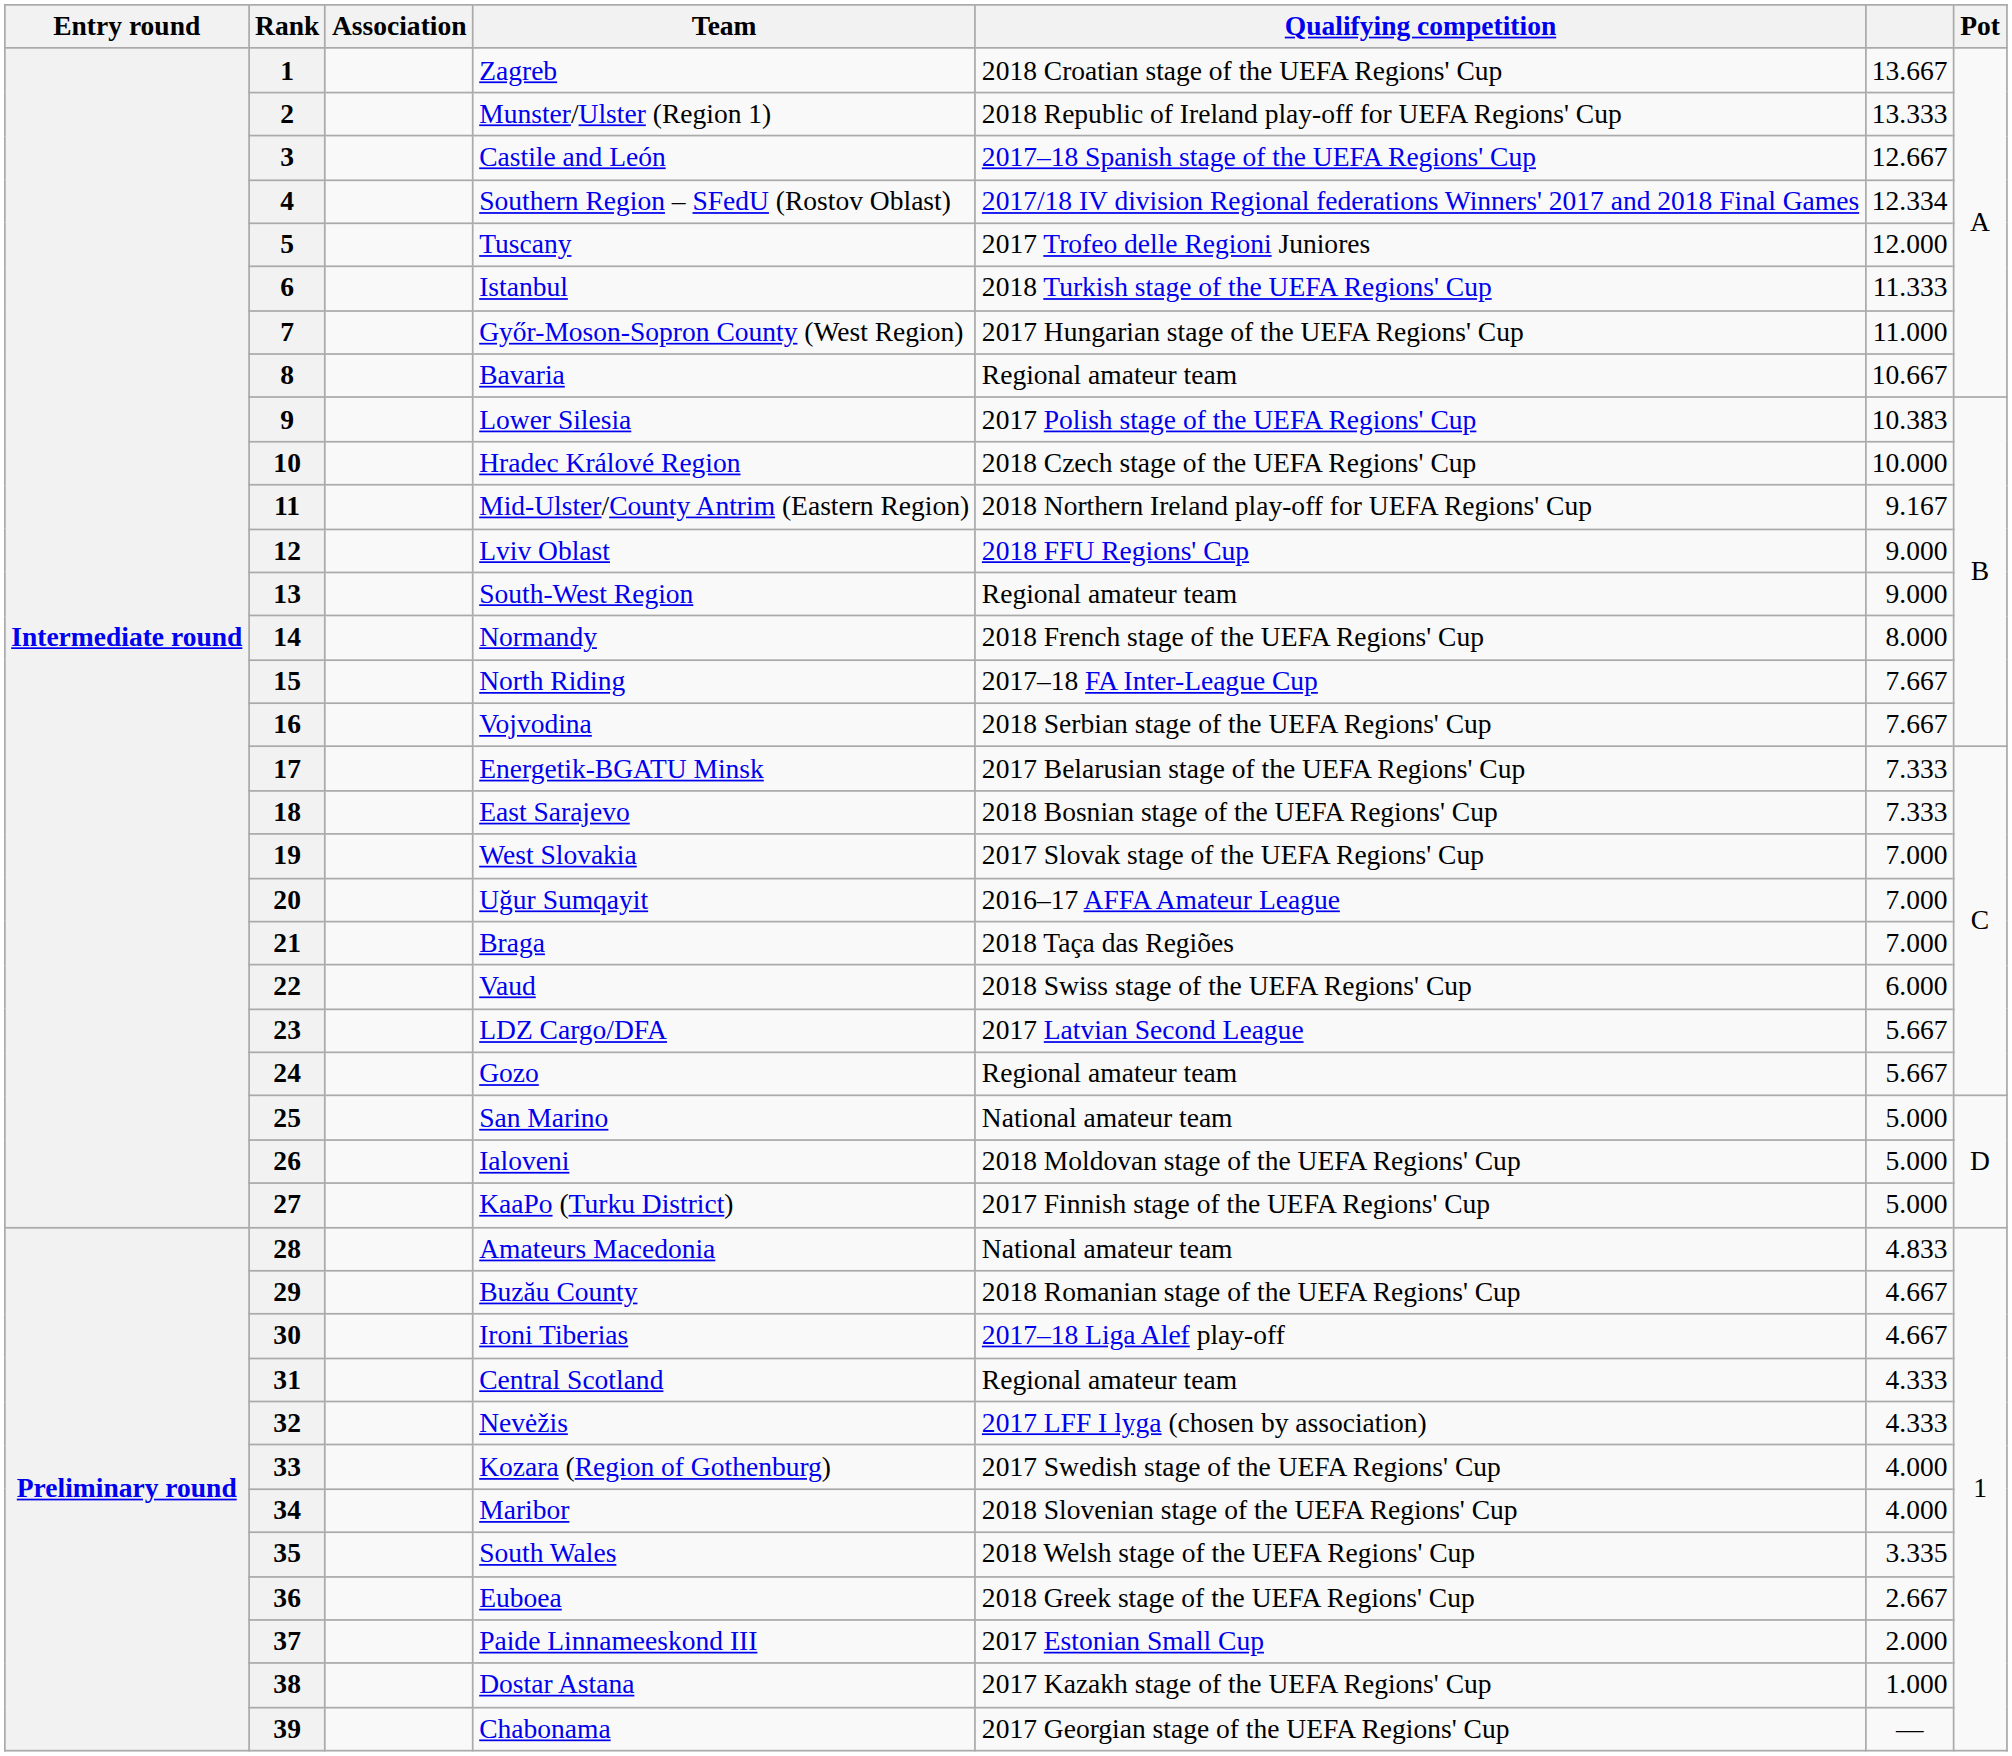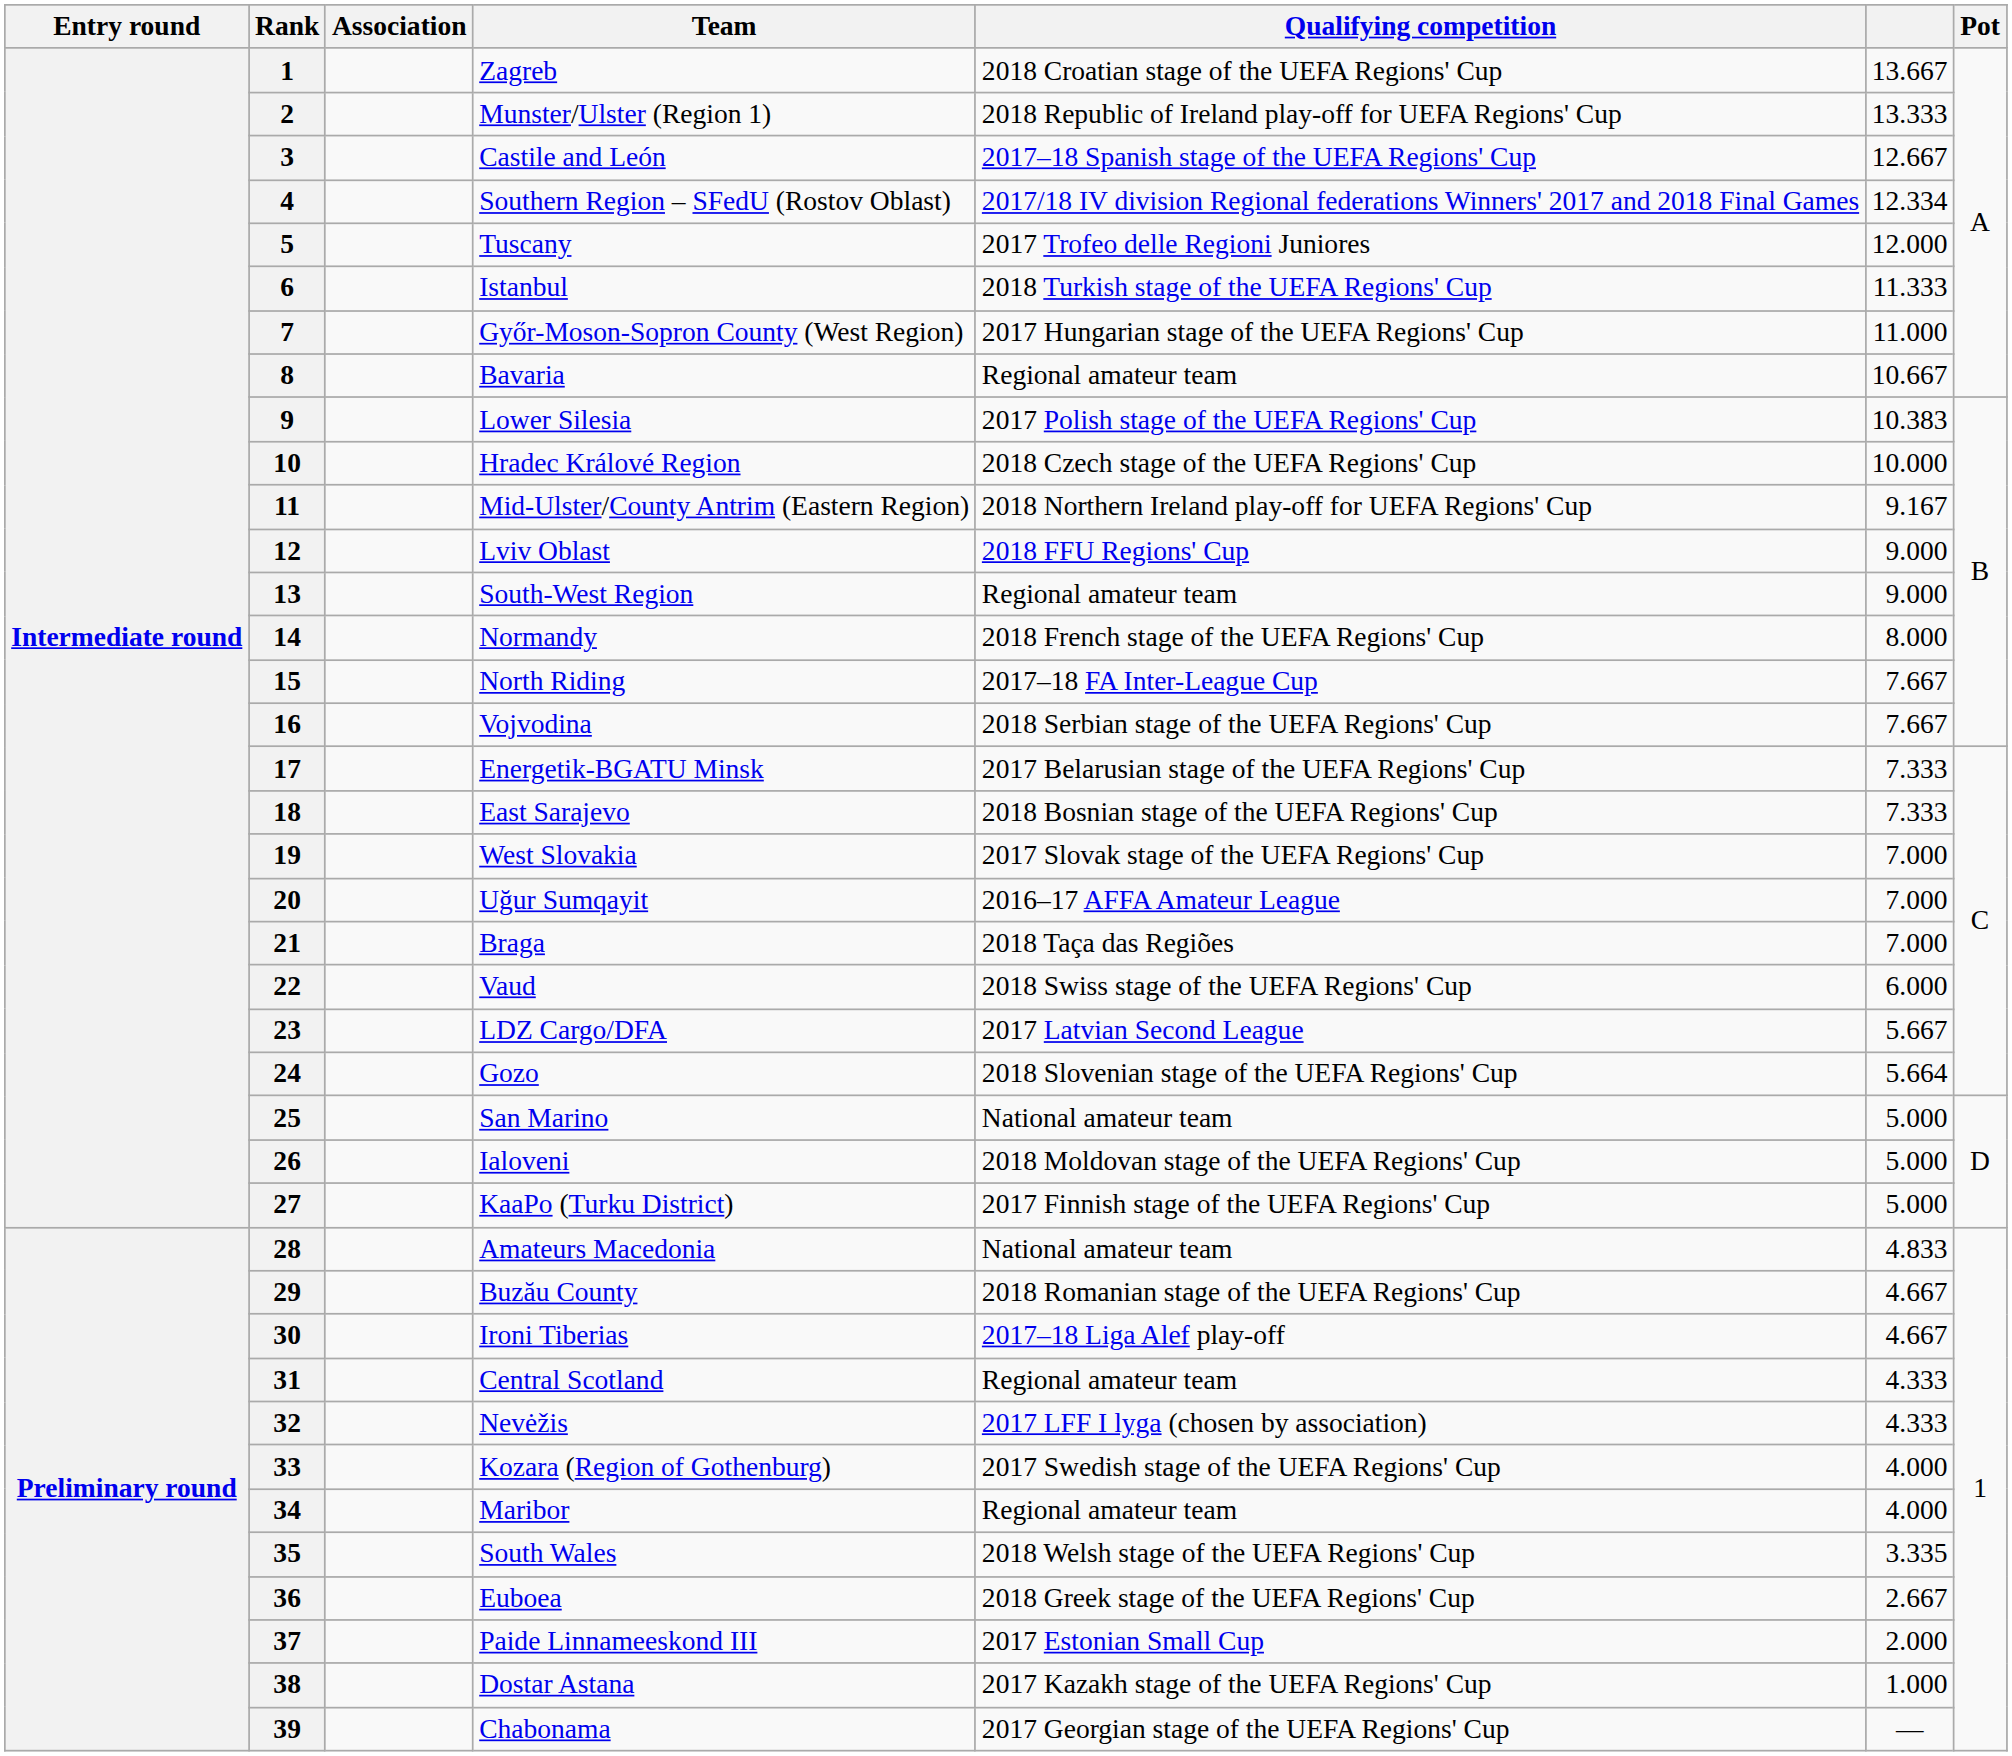(1109, 1073) Regional amateur team -> (1250, 1073) 2018 Slovenian stage of the UEFA Regions' Cup
(1917, 1073) 5.667 -> (1917, 1073) 5.664
(1250, 1510) 2018 Slovenian stage of the UEFA Regions' Cup -> (1109, 1510) Regional amateur team
